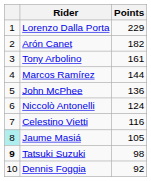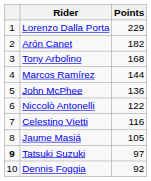(136, 59) 161 -> (136, 59) 168
(136, 106) 124 -> (136, 106) 122
(12, 137) paleturquoise background -> (12, 137) no background
(139, 153) 98 -> (139, 153) 97
